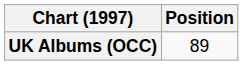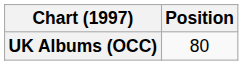(200, 45) 89 -> (200, 45) 80
